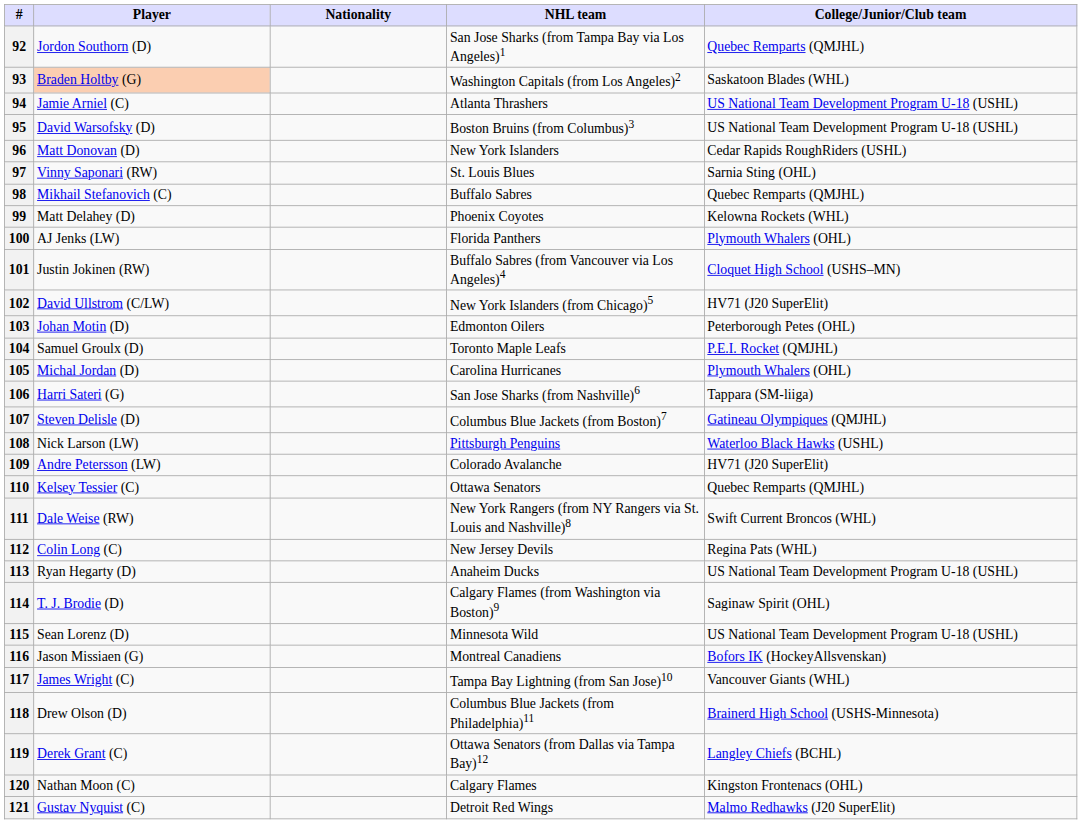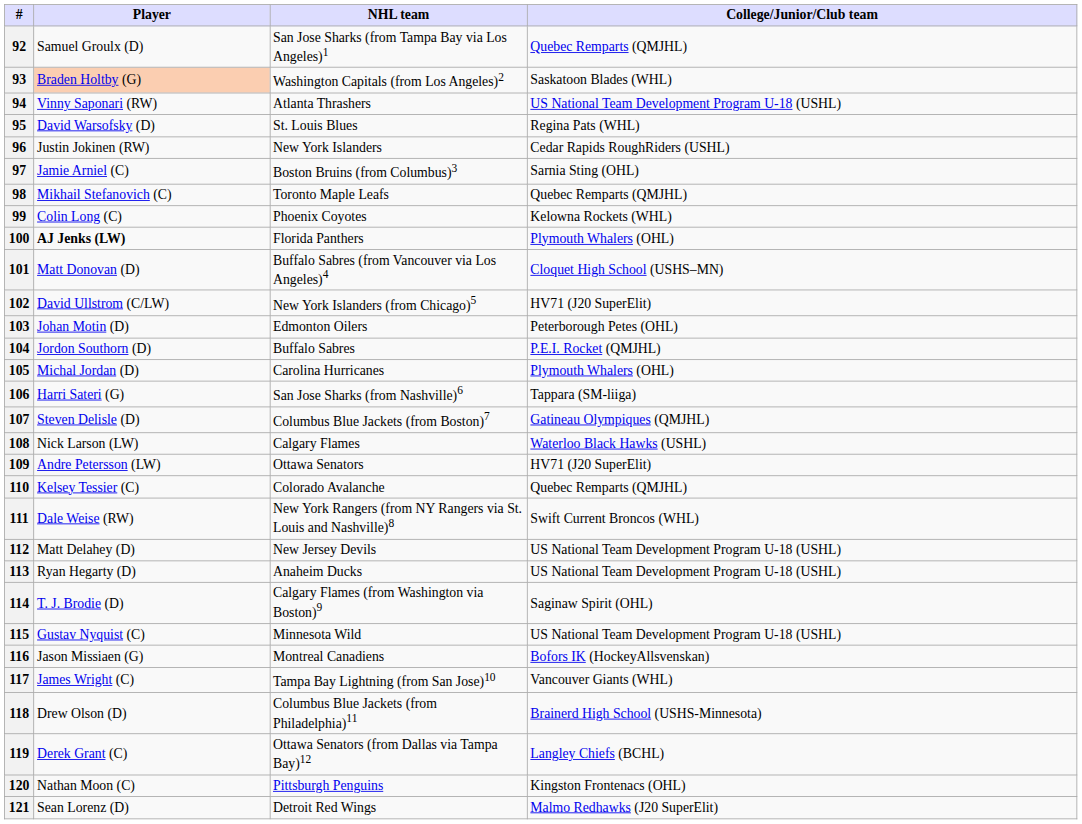- column: (358, 15)
(94, 46) Jordon Southorn (D) -> (90, 46) Samuel Groulx (D)
(83, 103) Jamie Arniel (C) -> (97, 103) Vinny Saponari (RW)
(542, 127) Boston Bruins (from Columbus)3 -> (315, 125) St. Louis Blues
(863, 127) US National Team Development Program U-18 (USHL) -> (585, 125) Regina Pats (WHL)
(88, 151) Matt Donovan (D) -> (93, 147) Justin Jokinen (RW)
(97, 172) Vinny Saponari (RW) -> (83, 171) Jamie Arniel (C)
(492, 172) St. Louis Blues -> (365, 171) Boston Bruins (from Columbus)3
(491, 194) Buffalo Sabres -> (331, 194) Toronto Maple Leafs
(86, 216) Matt Delahey (D) -> (80, 216) Colin Long (C)
(78, 238) normal -> (81, 238) bold
(93, 269) Justin Jokinen (RW) -> (88, 269) Matt Donovan (D)
(90, 348) Samuel Groulx (D) -> (94, 348) Jordon Southorn (D)
(508, 348) Toronto Maple Leafs -> (314, 348) Buffalo Sabres
(505, 443) Pittsburgh Penguins -> (316, 443) Calgary Flames
(506, 465) Colorado Avalanche -> (318, 465) Ottawa Senators
(495, 487) Ottawa Senators -> (329, 487) Colorado Avalanche
(80, 549) Colin Long (C) -> (86, 549) Matt Delahey (D)
(762, 549) Regina Pats (WHL) -> (686, 549) US National Team Development Program U-18 (USHL)
(83, 634) Sean Lorenz (D) -> (91, 634) Gustav Nyquist (C)
(493, 785) Calgary Flames -> (328, 785) Pittsburgh Penguins
(91, 807) Gustav Nyquist (C) -> (83, 807) Sean Lorenz (D)
